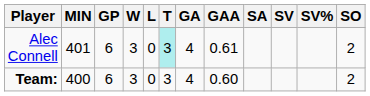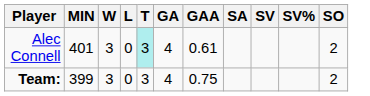- column: (109, 16)
(78, 79) 400 -> (81, 79) 399
(224, 79) 0.60 -> (203, 79) 0.75
